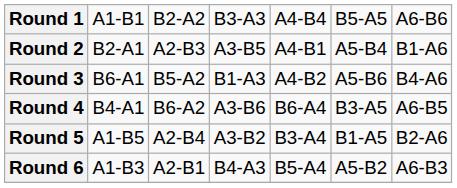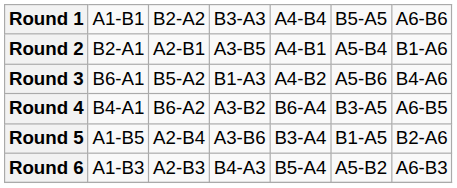(179, 49) A2-B3 -> (179, 49) A2-B1
(240, 108) A3-B6 -> (240, 108) A3-B2
(240, 138) A3-B2 -> (240, 138) A3-B6
(179, 167) A2-B1 -> (179, 167) A2-B3
